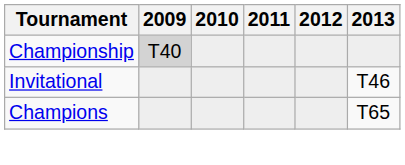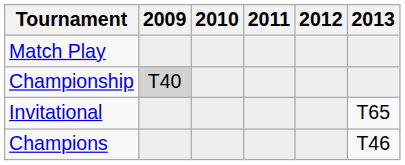+ row: (57, 50)
(373, 81) T46 -> (373, 112) T65
(373, 112) T65 -> (373, 143) T46
